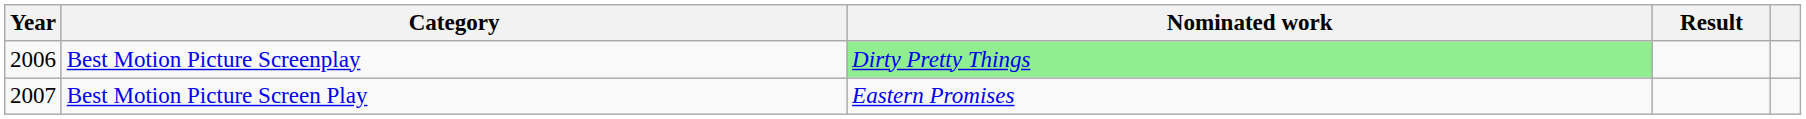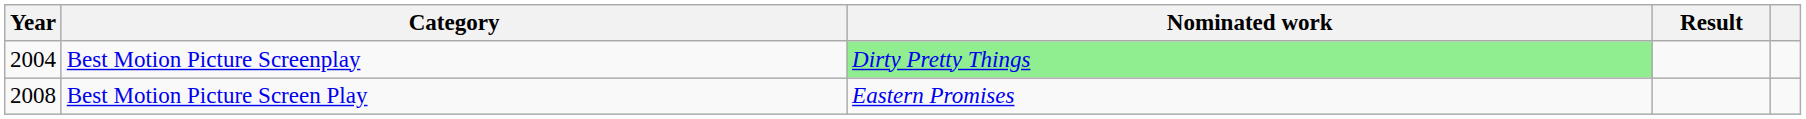(33, 59) 2006 -> (33, 59) 2004
(33, 95) 2007 -> (33, 95) 2008
